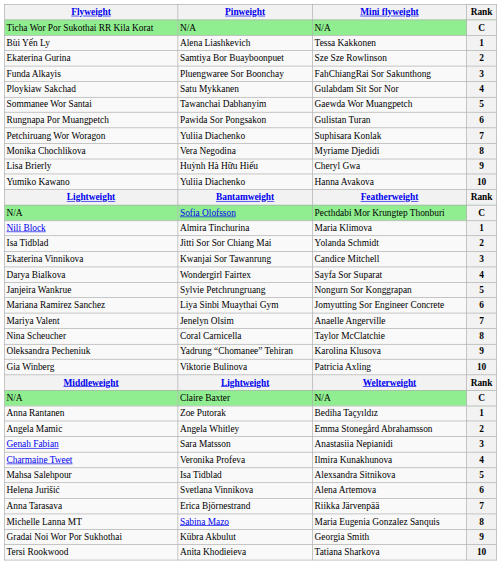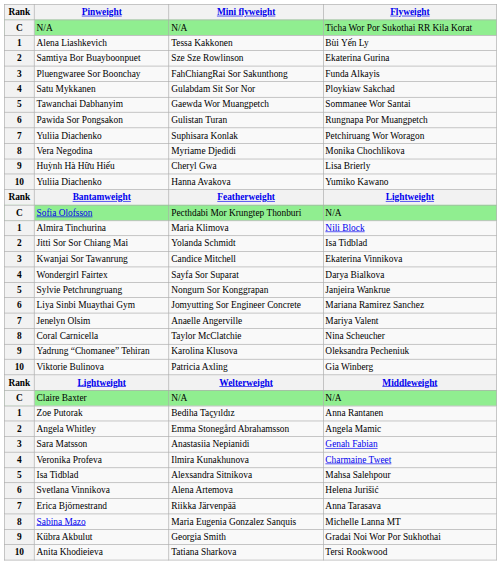columns swapped: (482, 12) <-> (91, 12)
